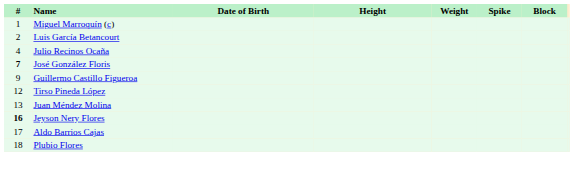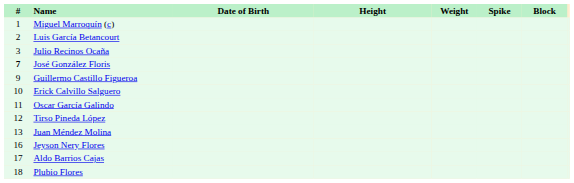(18, 51) 4 -> (18, 51) 3
+ row: (77, 91)
+ row: (74, 104)
(18, 118) bold -> (18, 145) normal
